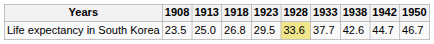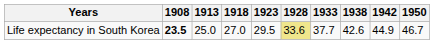(176, 30) normal -> (176, 30) bold
(235, 30) 26.8 -> (235, 30) 27.0
(383, 30) 44.7 -> (383, 30) 44.9
